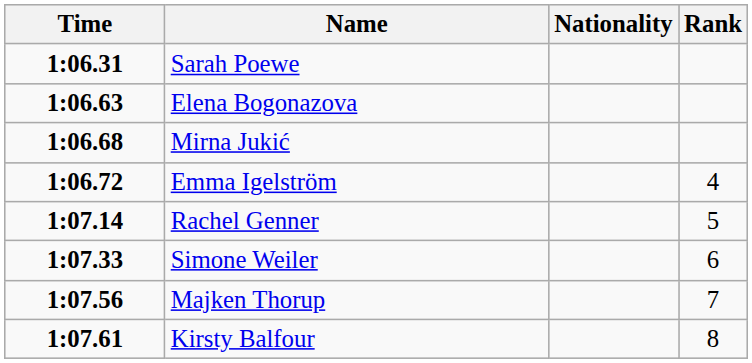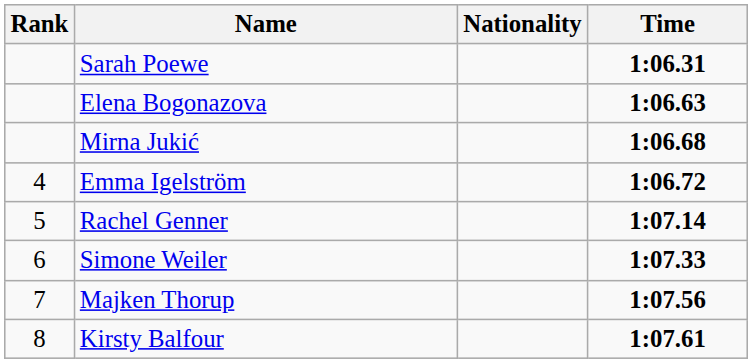columns swapped: (713, 24) <-> (85, 24)
